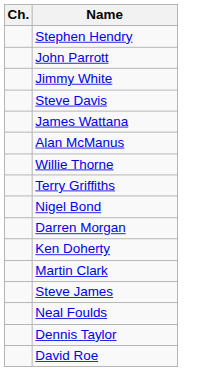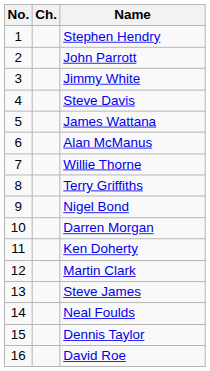+ column: (18, 15)
